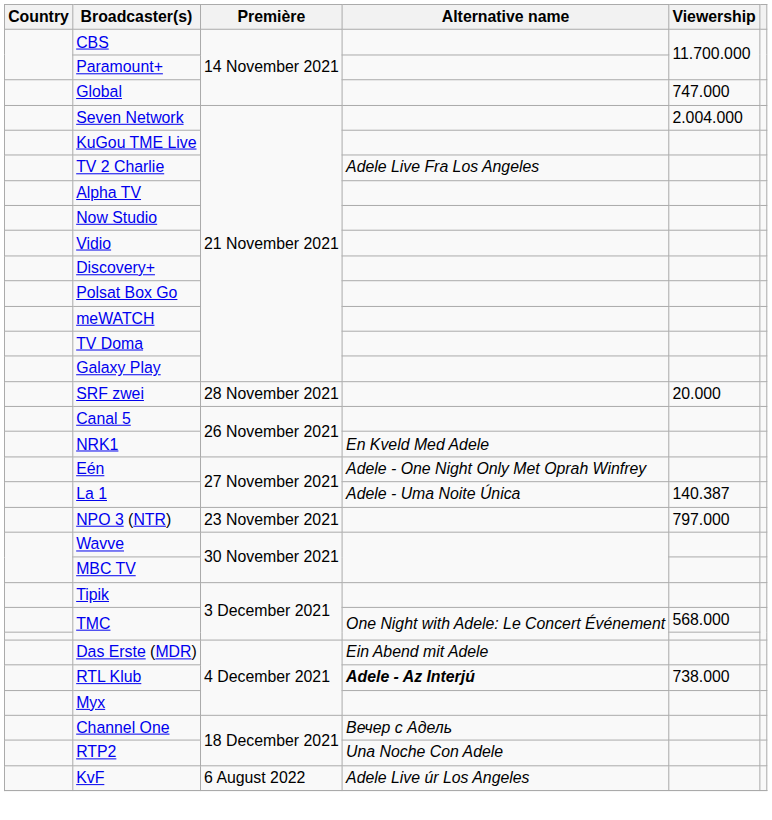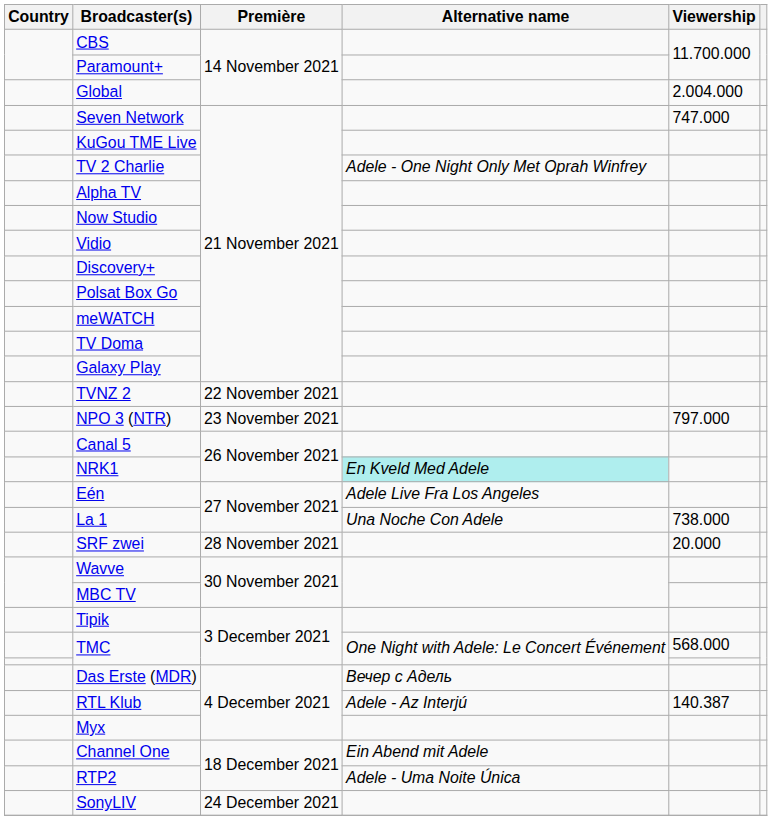(701, 92) 747.000 -> (708, 92) 2.004.000
(708, 117) 2.004.000 -> (701, 117) 747.000
(443, 167) Adele Live Fra Los Angeles -> (496, 167) Adele - One Night Only Met Oprah Winfrey
+ row: (103, 393)
rows swapped: (124, 519) <-> (110, 393)
(418, 444) no background -> (418, 469) paleturquoise background
(496, 469) Adele - One Night Only Met Oprah Winfrey -> (443, 494) Adele Live Fra Los Angeles
(433, 494) Adele - Uma Noite Única -> (425, 519) Una Noche Con Adele
(701, 494) 140.387 -> (701, 519) 738.000
(417, 652) Ein Abend mit Adele -> (399, 677) Вечер с Адель
(410, 677) bold -> (407, 702) normal
(701, 677) 738.000 -> (701, 702) 140.387
(399, 727) Вечер с Адель -> (417, 752) Ein Abend mit Adele
(425, 752) Una Noche Con Adele -> (433, 777) Adele - Uma Noite Única
+ row: (106, 803)
- row: (90, 777)
